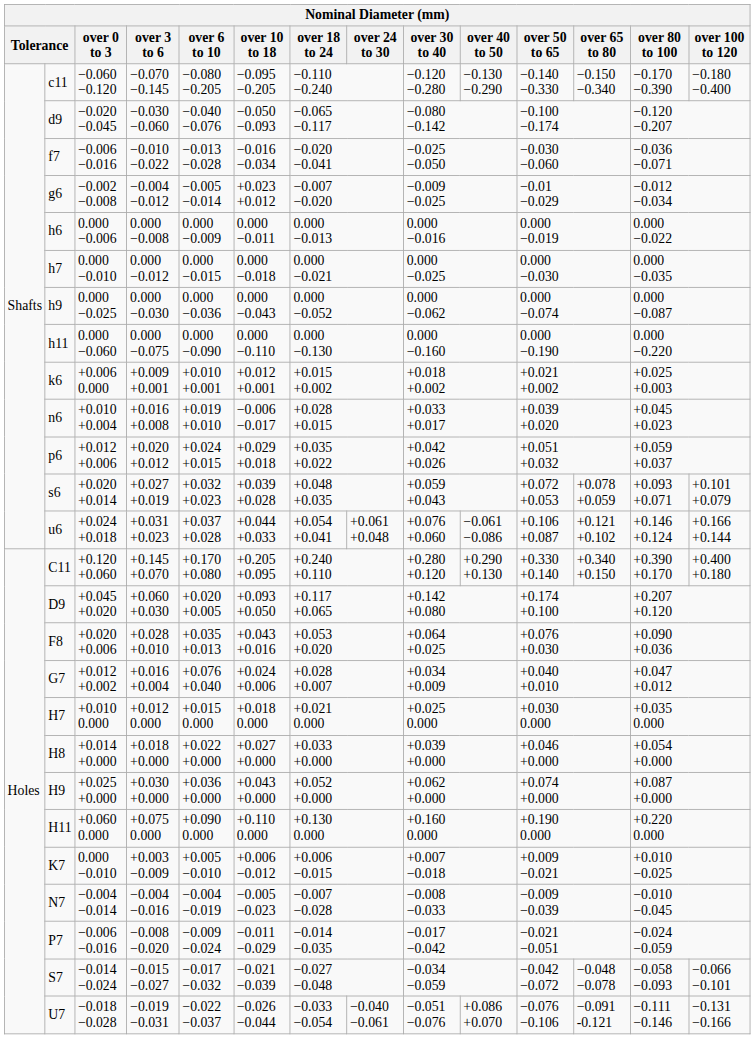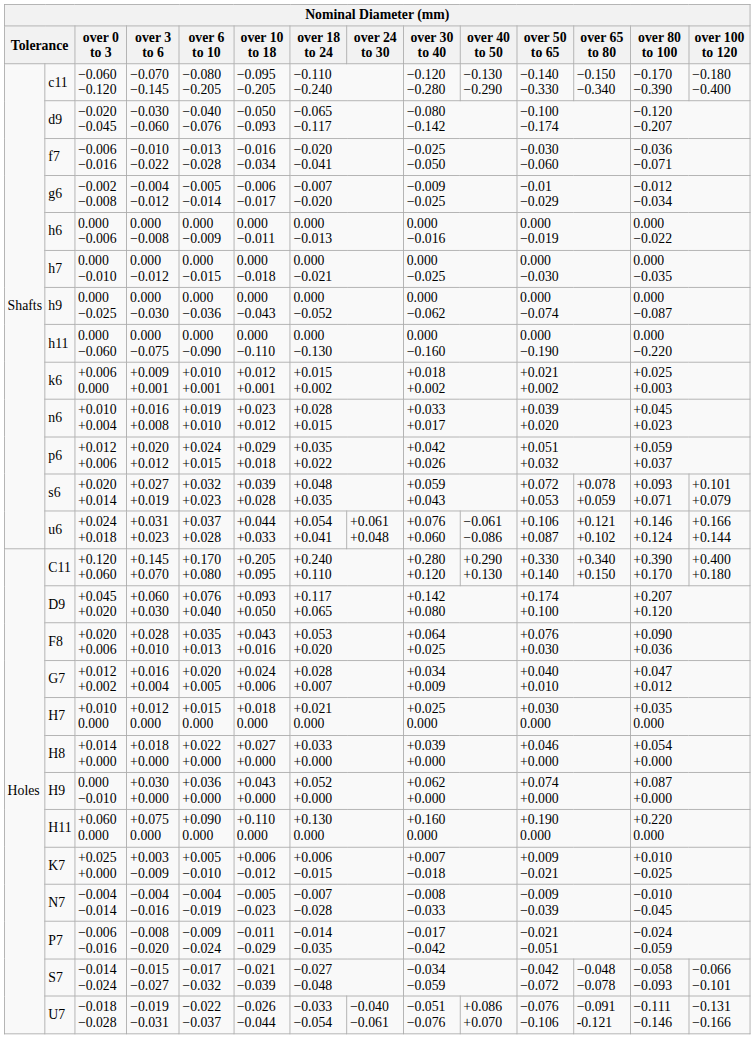(256, 194) +0.023 +0.012 -> (256, 194) −0.006 −0.017
(256, 417) −0.006 −0.017 -> (256, 417) +0.023 +0.012
(202, 604) +0.020 +0.005 -> (202, 604) +0.076 +0.040
(202, 679) +0.076 +0.040 -> (202, 679) +0.020 +0.005
(97, 791) +0.025 +0.000 -> (97, 791) 0.000 −0.010
(97, 865) 0.000 −0.010 -> (97, 865) +0.025 +0.000
